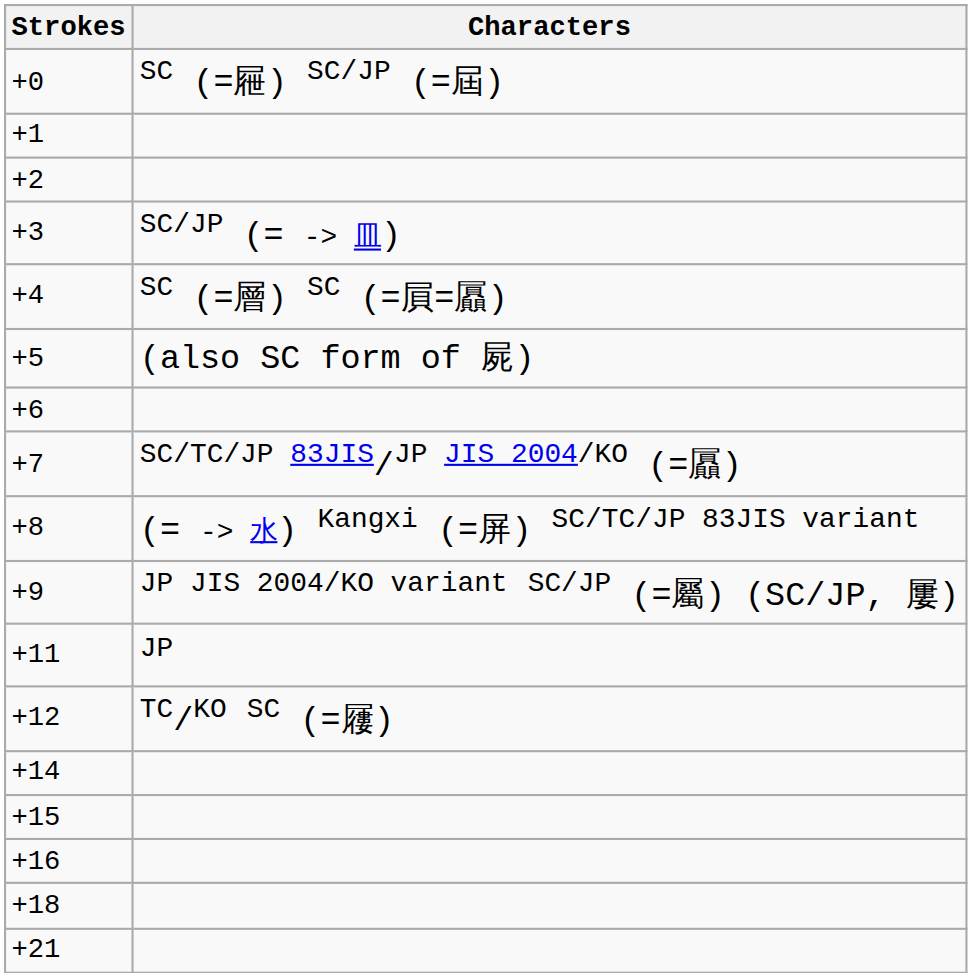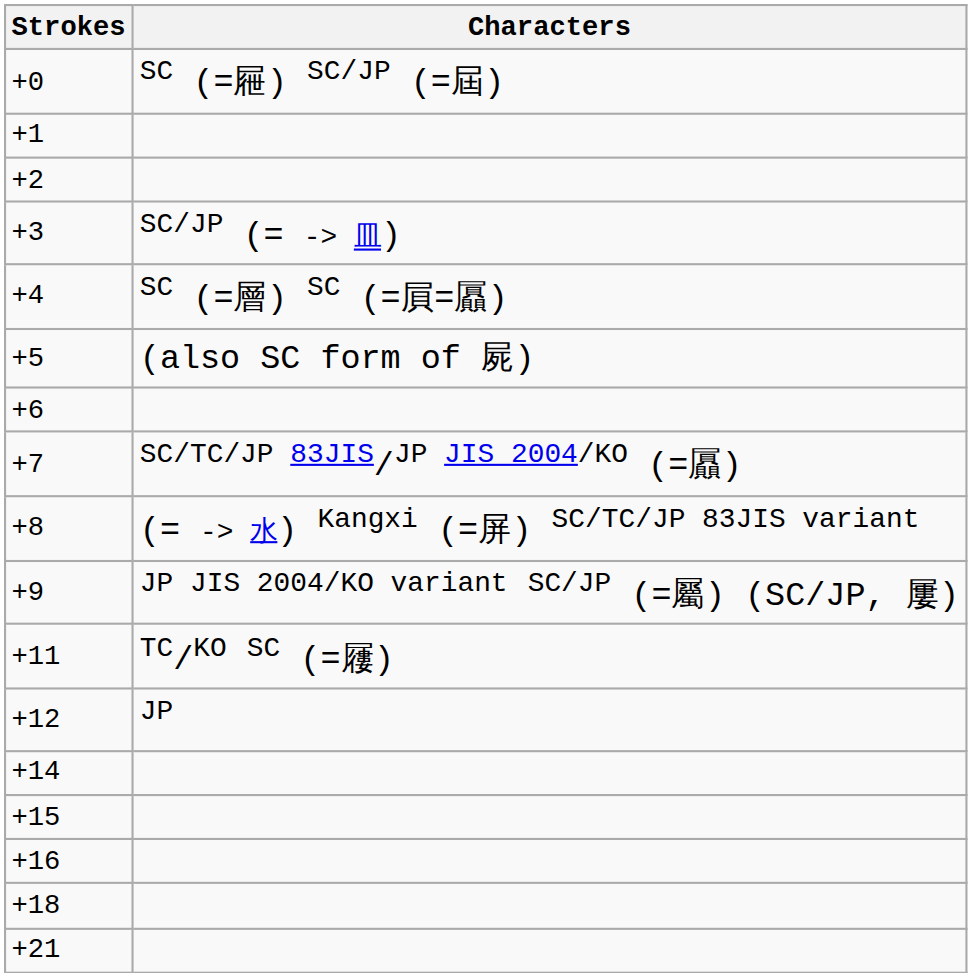(157, 648) JP -> (267, 655) TC/KO SC (=屨)
(267, 718) TC/KO SC (=屨) -> (157, 712) JP
